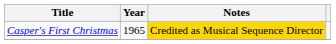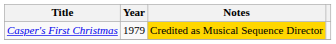(134, 30) 1965 -> (134, 30) 1979
